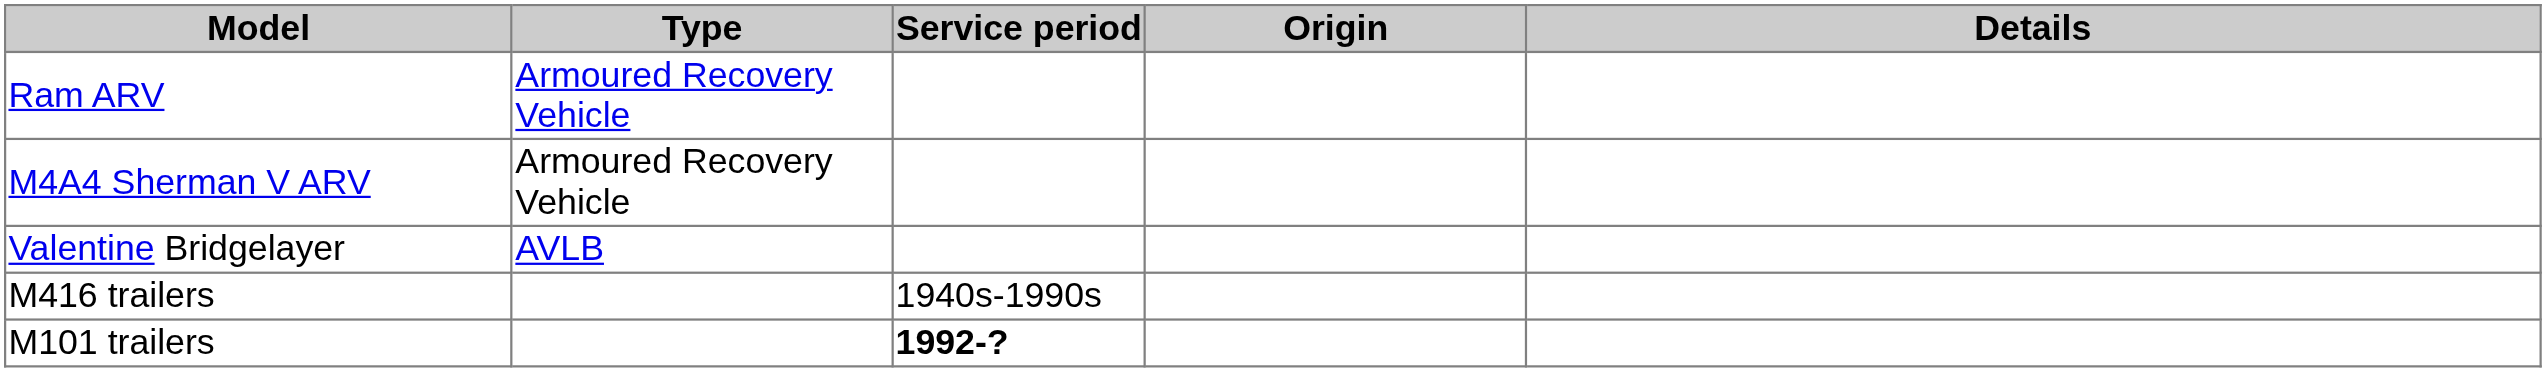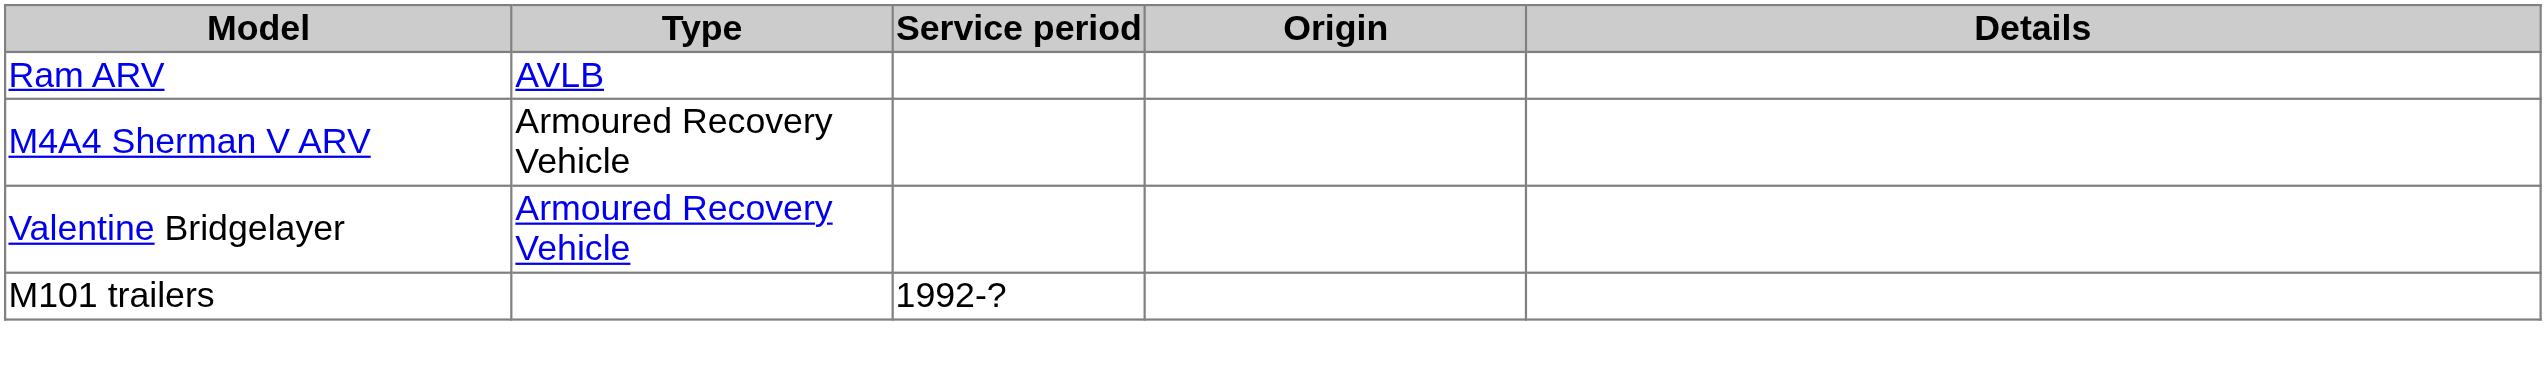(674, 94) Armoured Recovery Vehicle -> (560, 74) AVLB
(560, 248) AVLB -> (674, 228) Armoured Recovery Vehicle
- row: (112, 295)
(952, 342) bold -> (951, 295) normal
